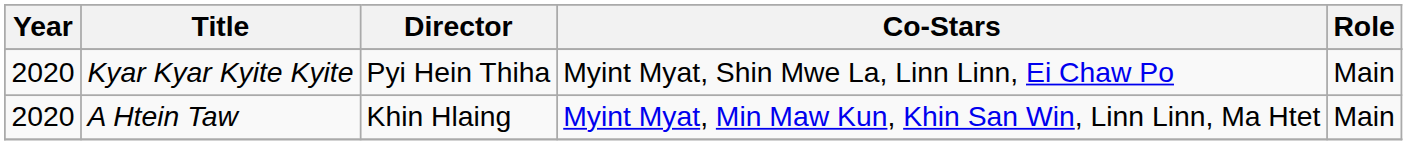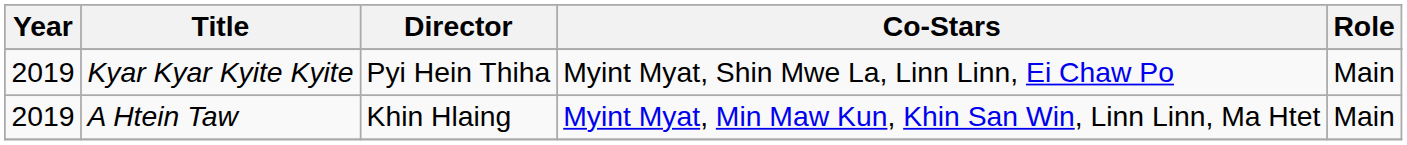(43, 71) 2020 -> (43, 71) 2019
(43, 116) 2020 -> (43, 116) 2019
